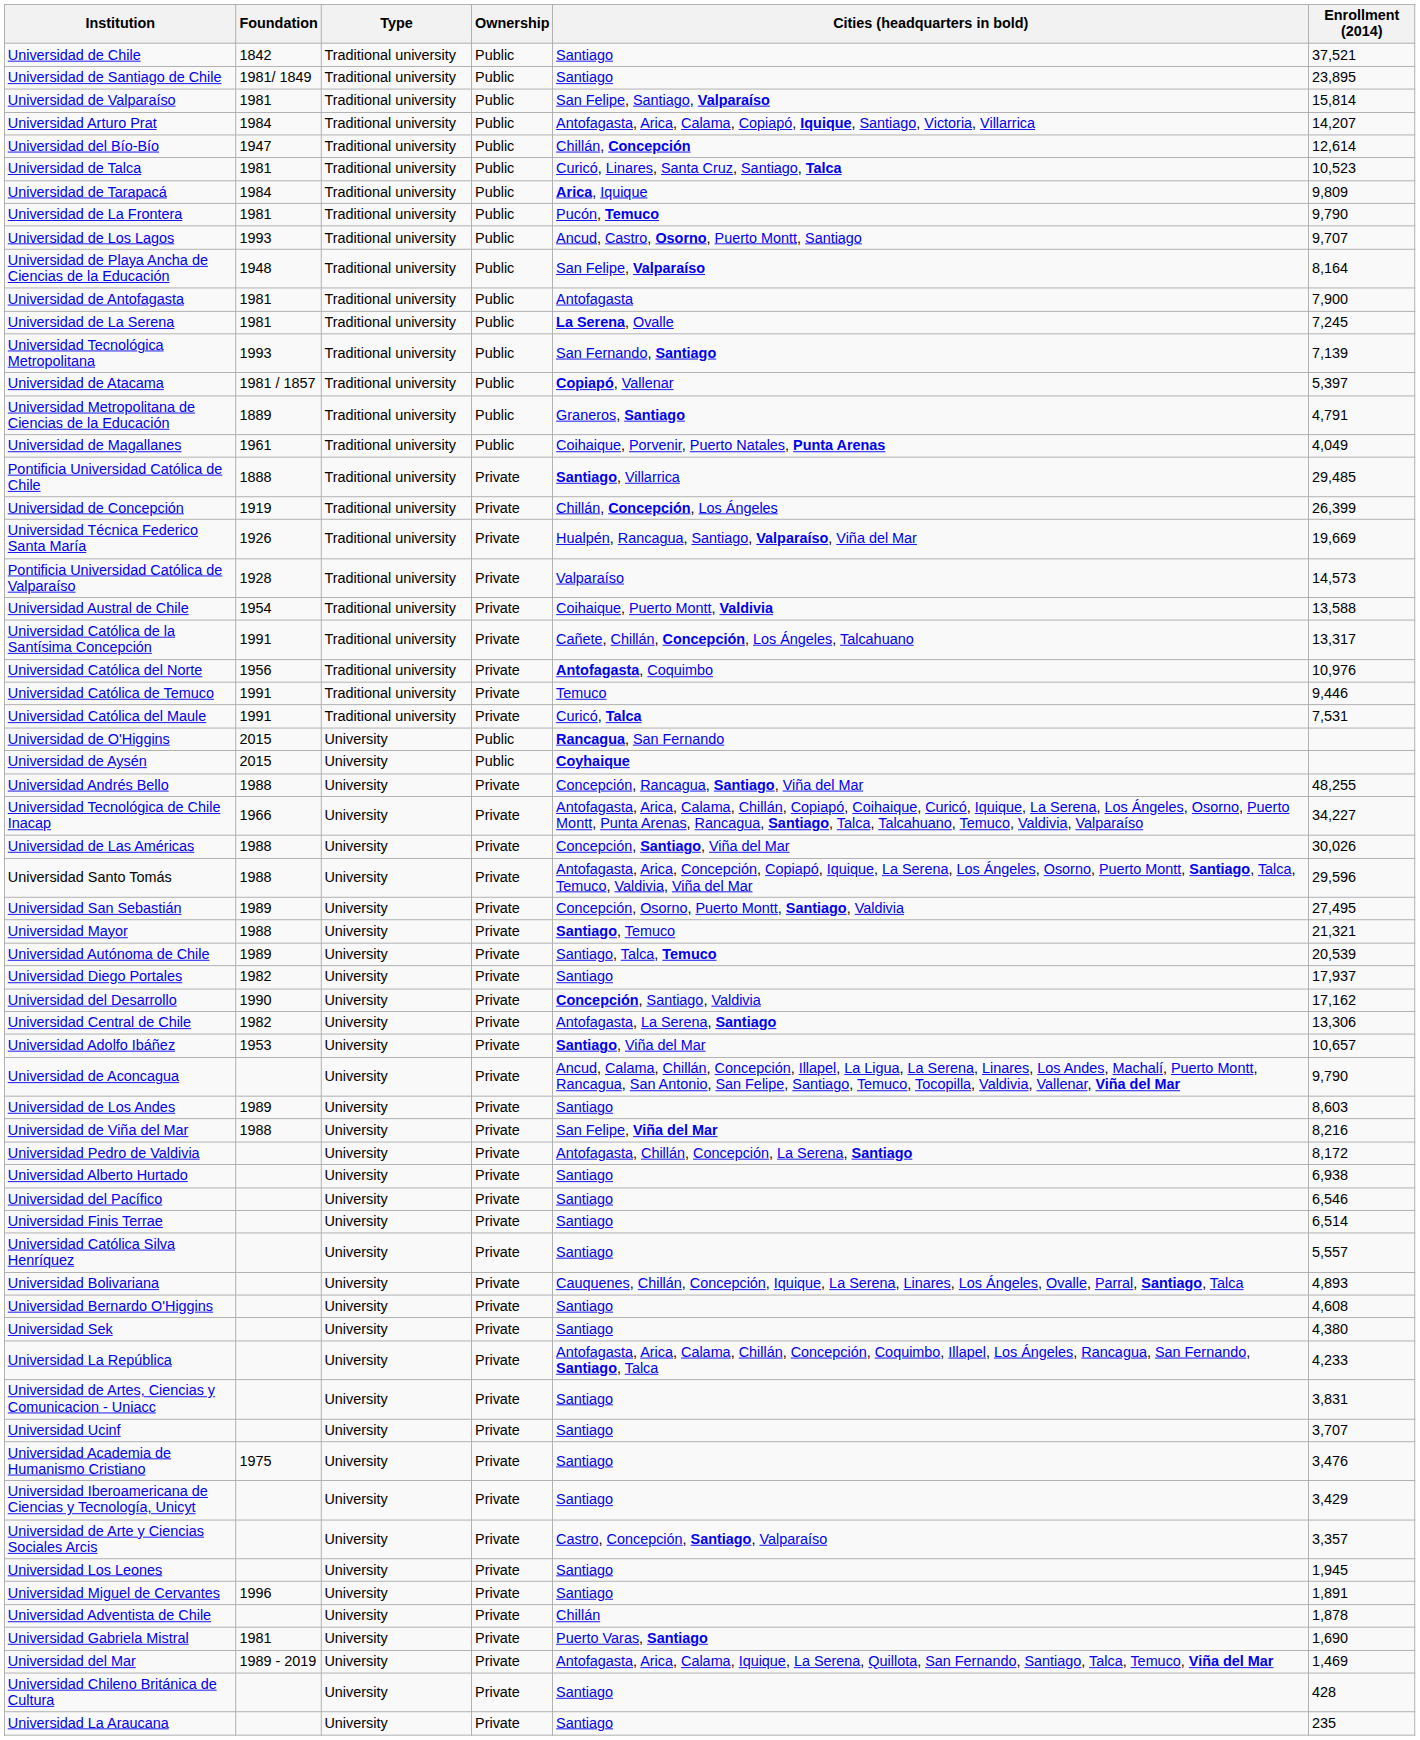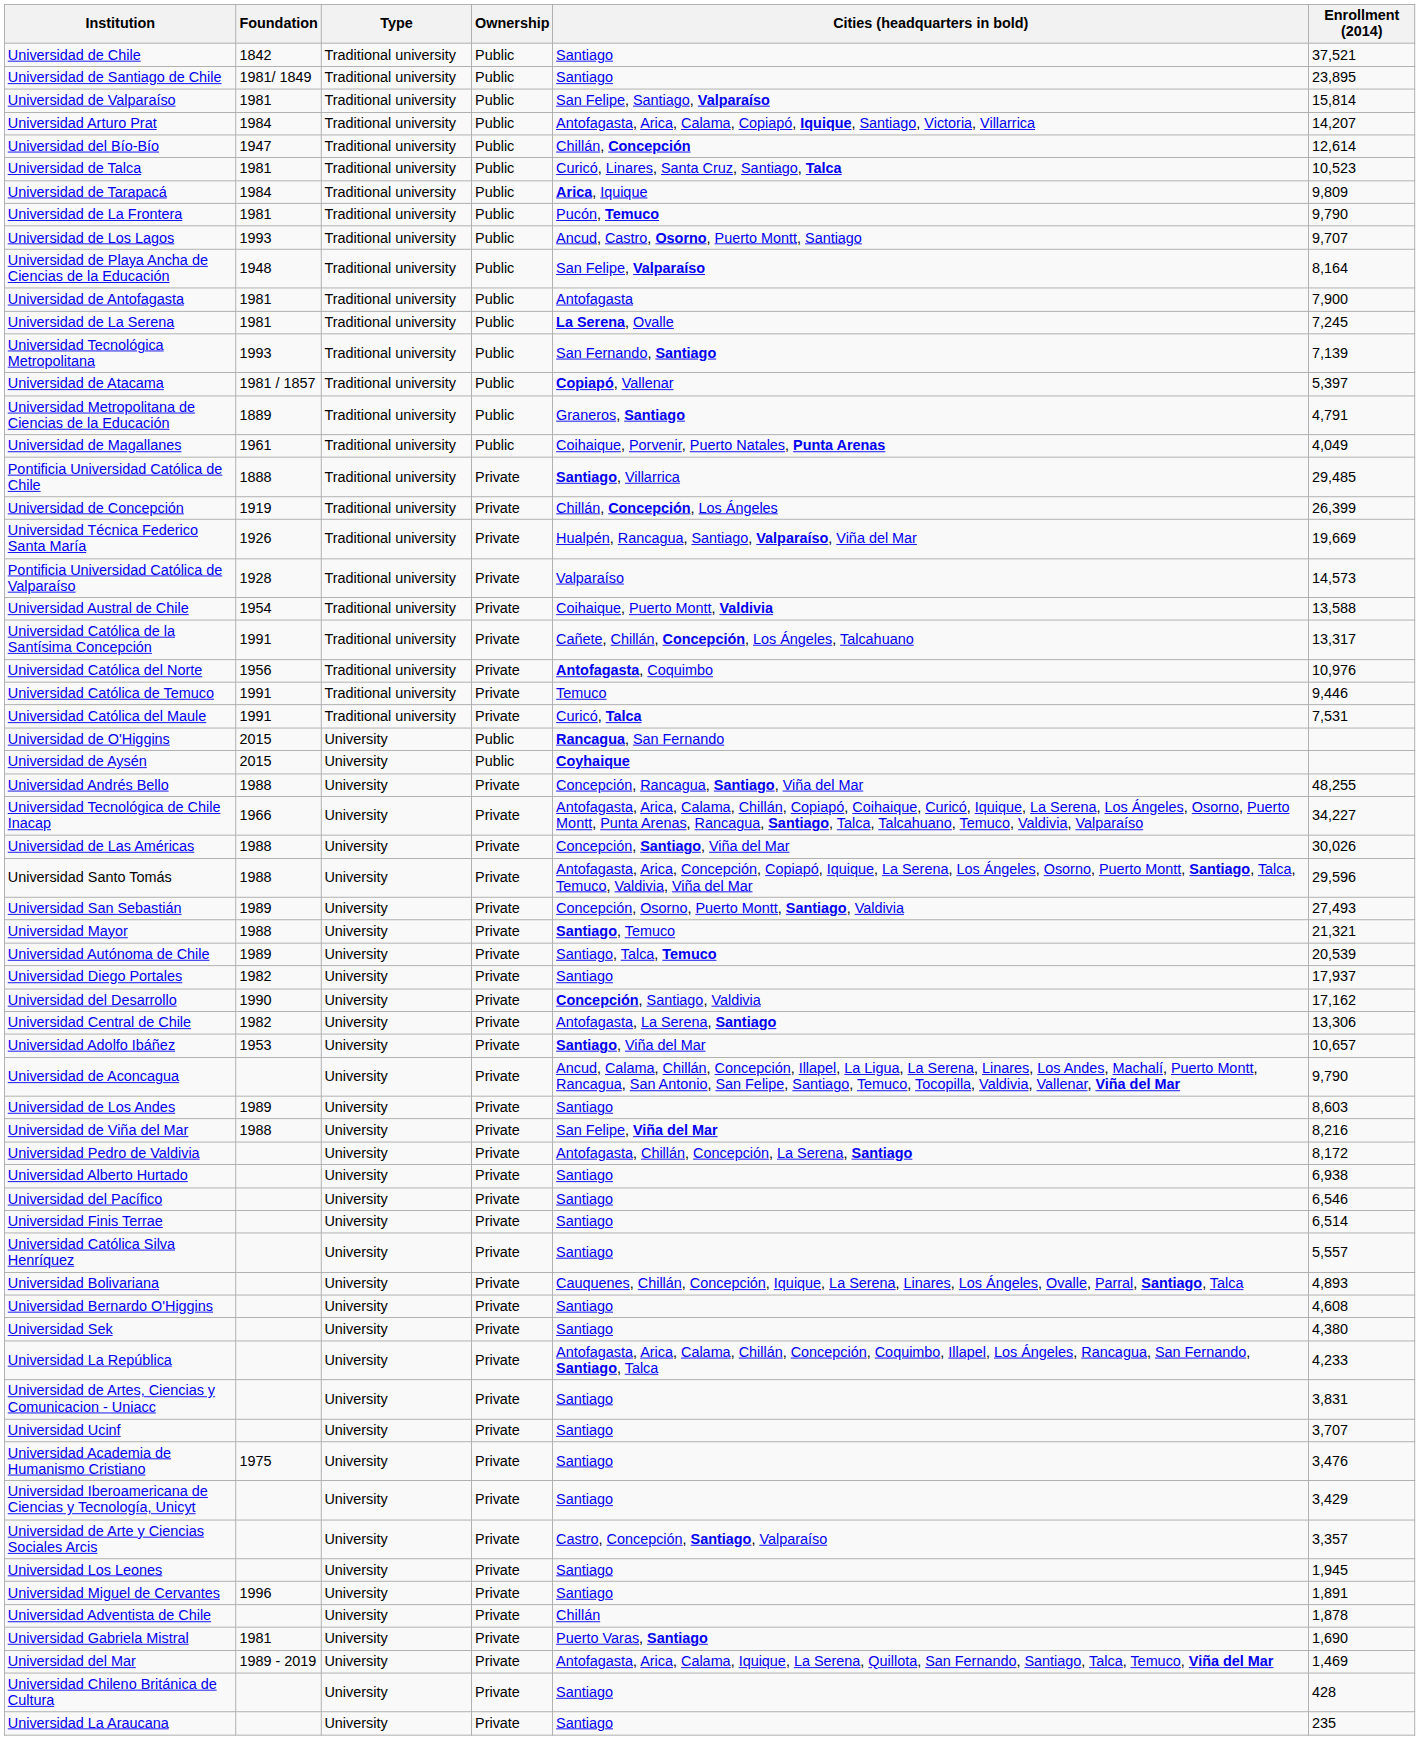(1334, 908) 27,495 -> (1334, 908) 27,493
